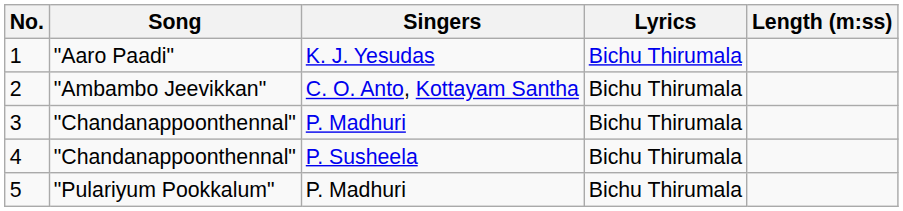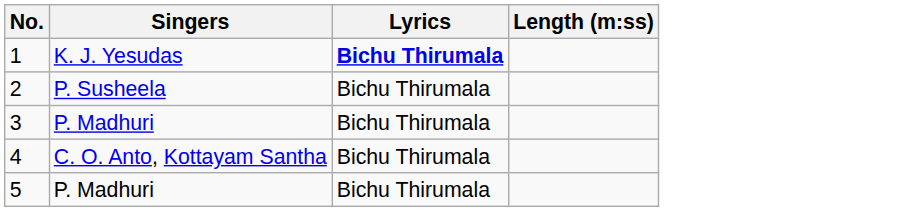- column: (175, 22)
(665, 55) normal -> (420, 55) bold
(442, 89) C. O. Anto, Kottayam Santha -> (110, 89) P. Susheela
(362, 156) P. Susheela -> (190, 156) C. O. Anto, Kottayam Santha
